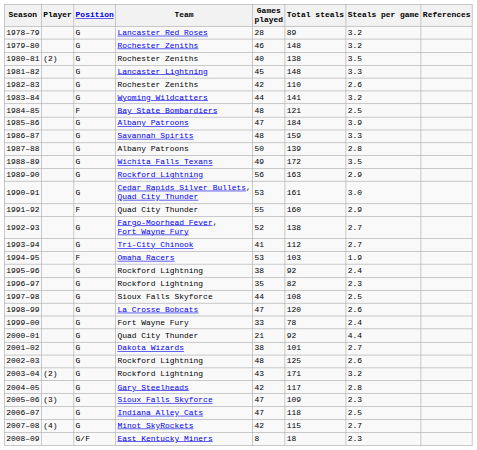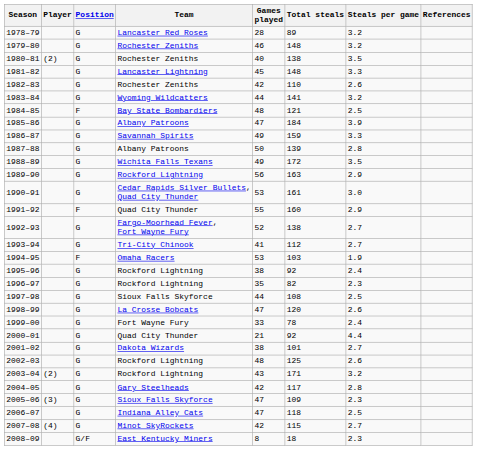(259, 136) 48 -> (259, 136) 49
